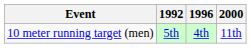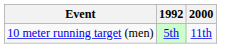- column: (201, 14)
